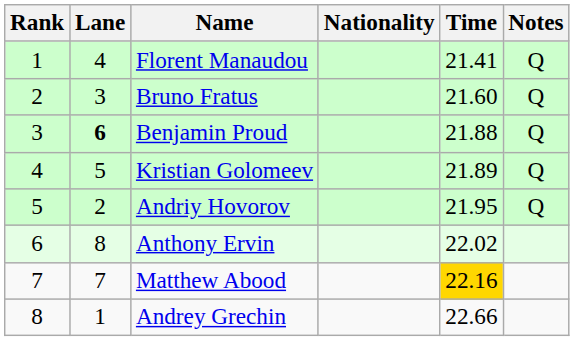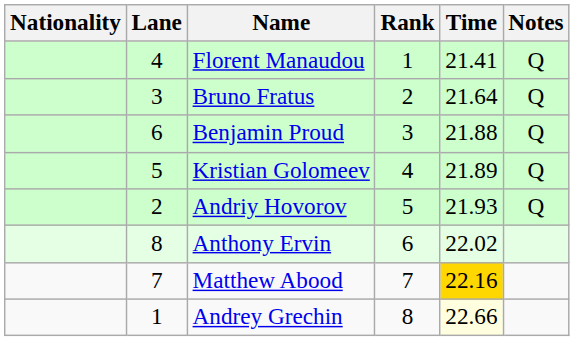columns swapped: (37, 22) <-> (379, 22)
(471, 96) 21.60 -> (471, 96) 21.64
(100, 133) bold -> (157, 133) normal
(471, 206) 21.95 -> (471, 206) 21.93
(471, 317) no background -> (471, 317) lightyellow background
